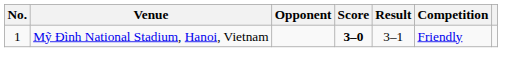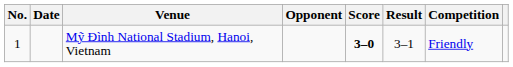+ column: (46, 15)
